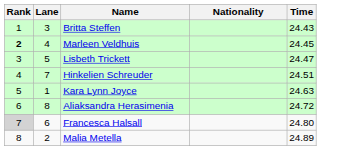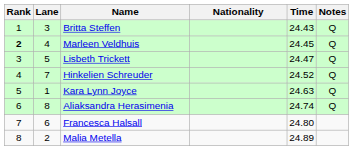+ column: (332, 12)
(302, 75) 24.51 -> (302, 75) 24.52
(302, 106) 24.72 -> (302, 106) 24.74
(19, 122) lightgrey background -> (19, 122) no background
